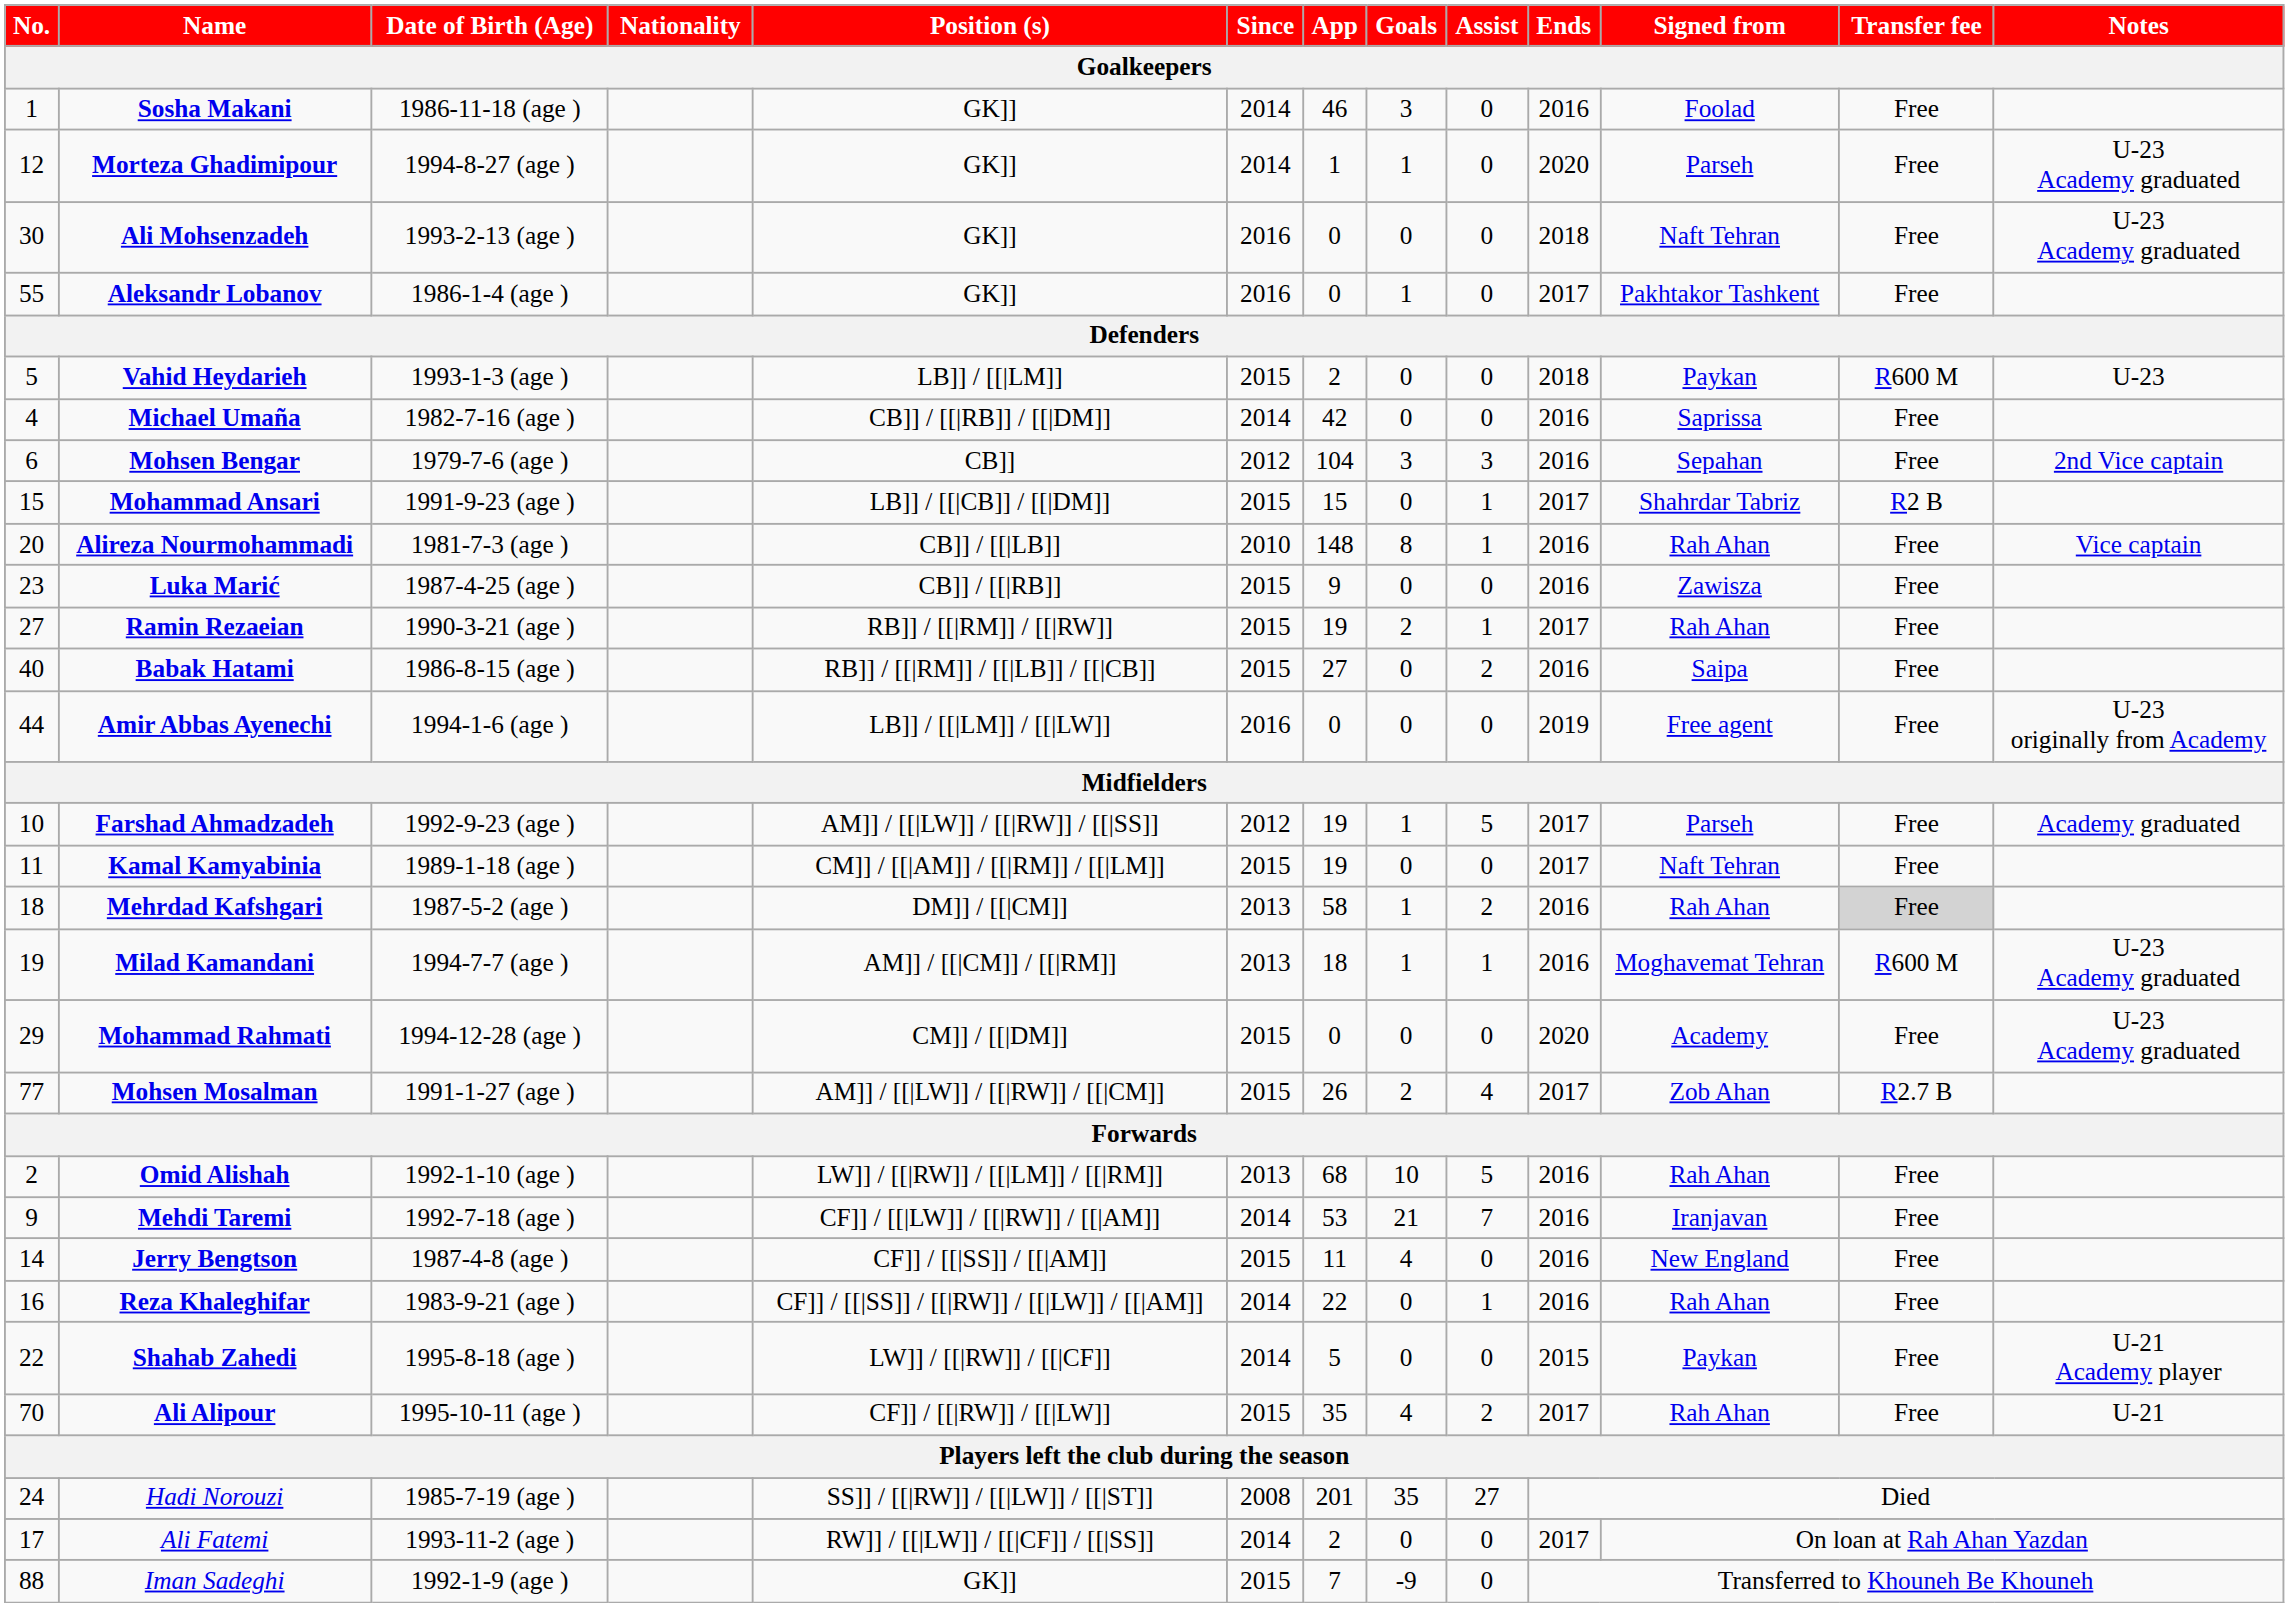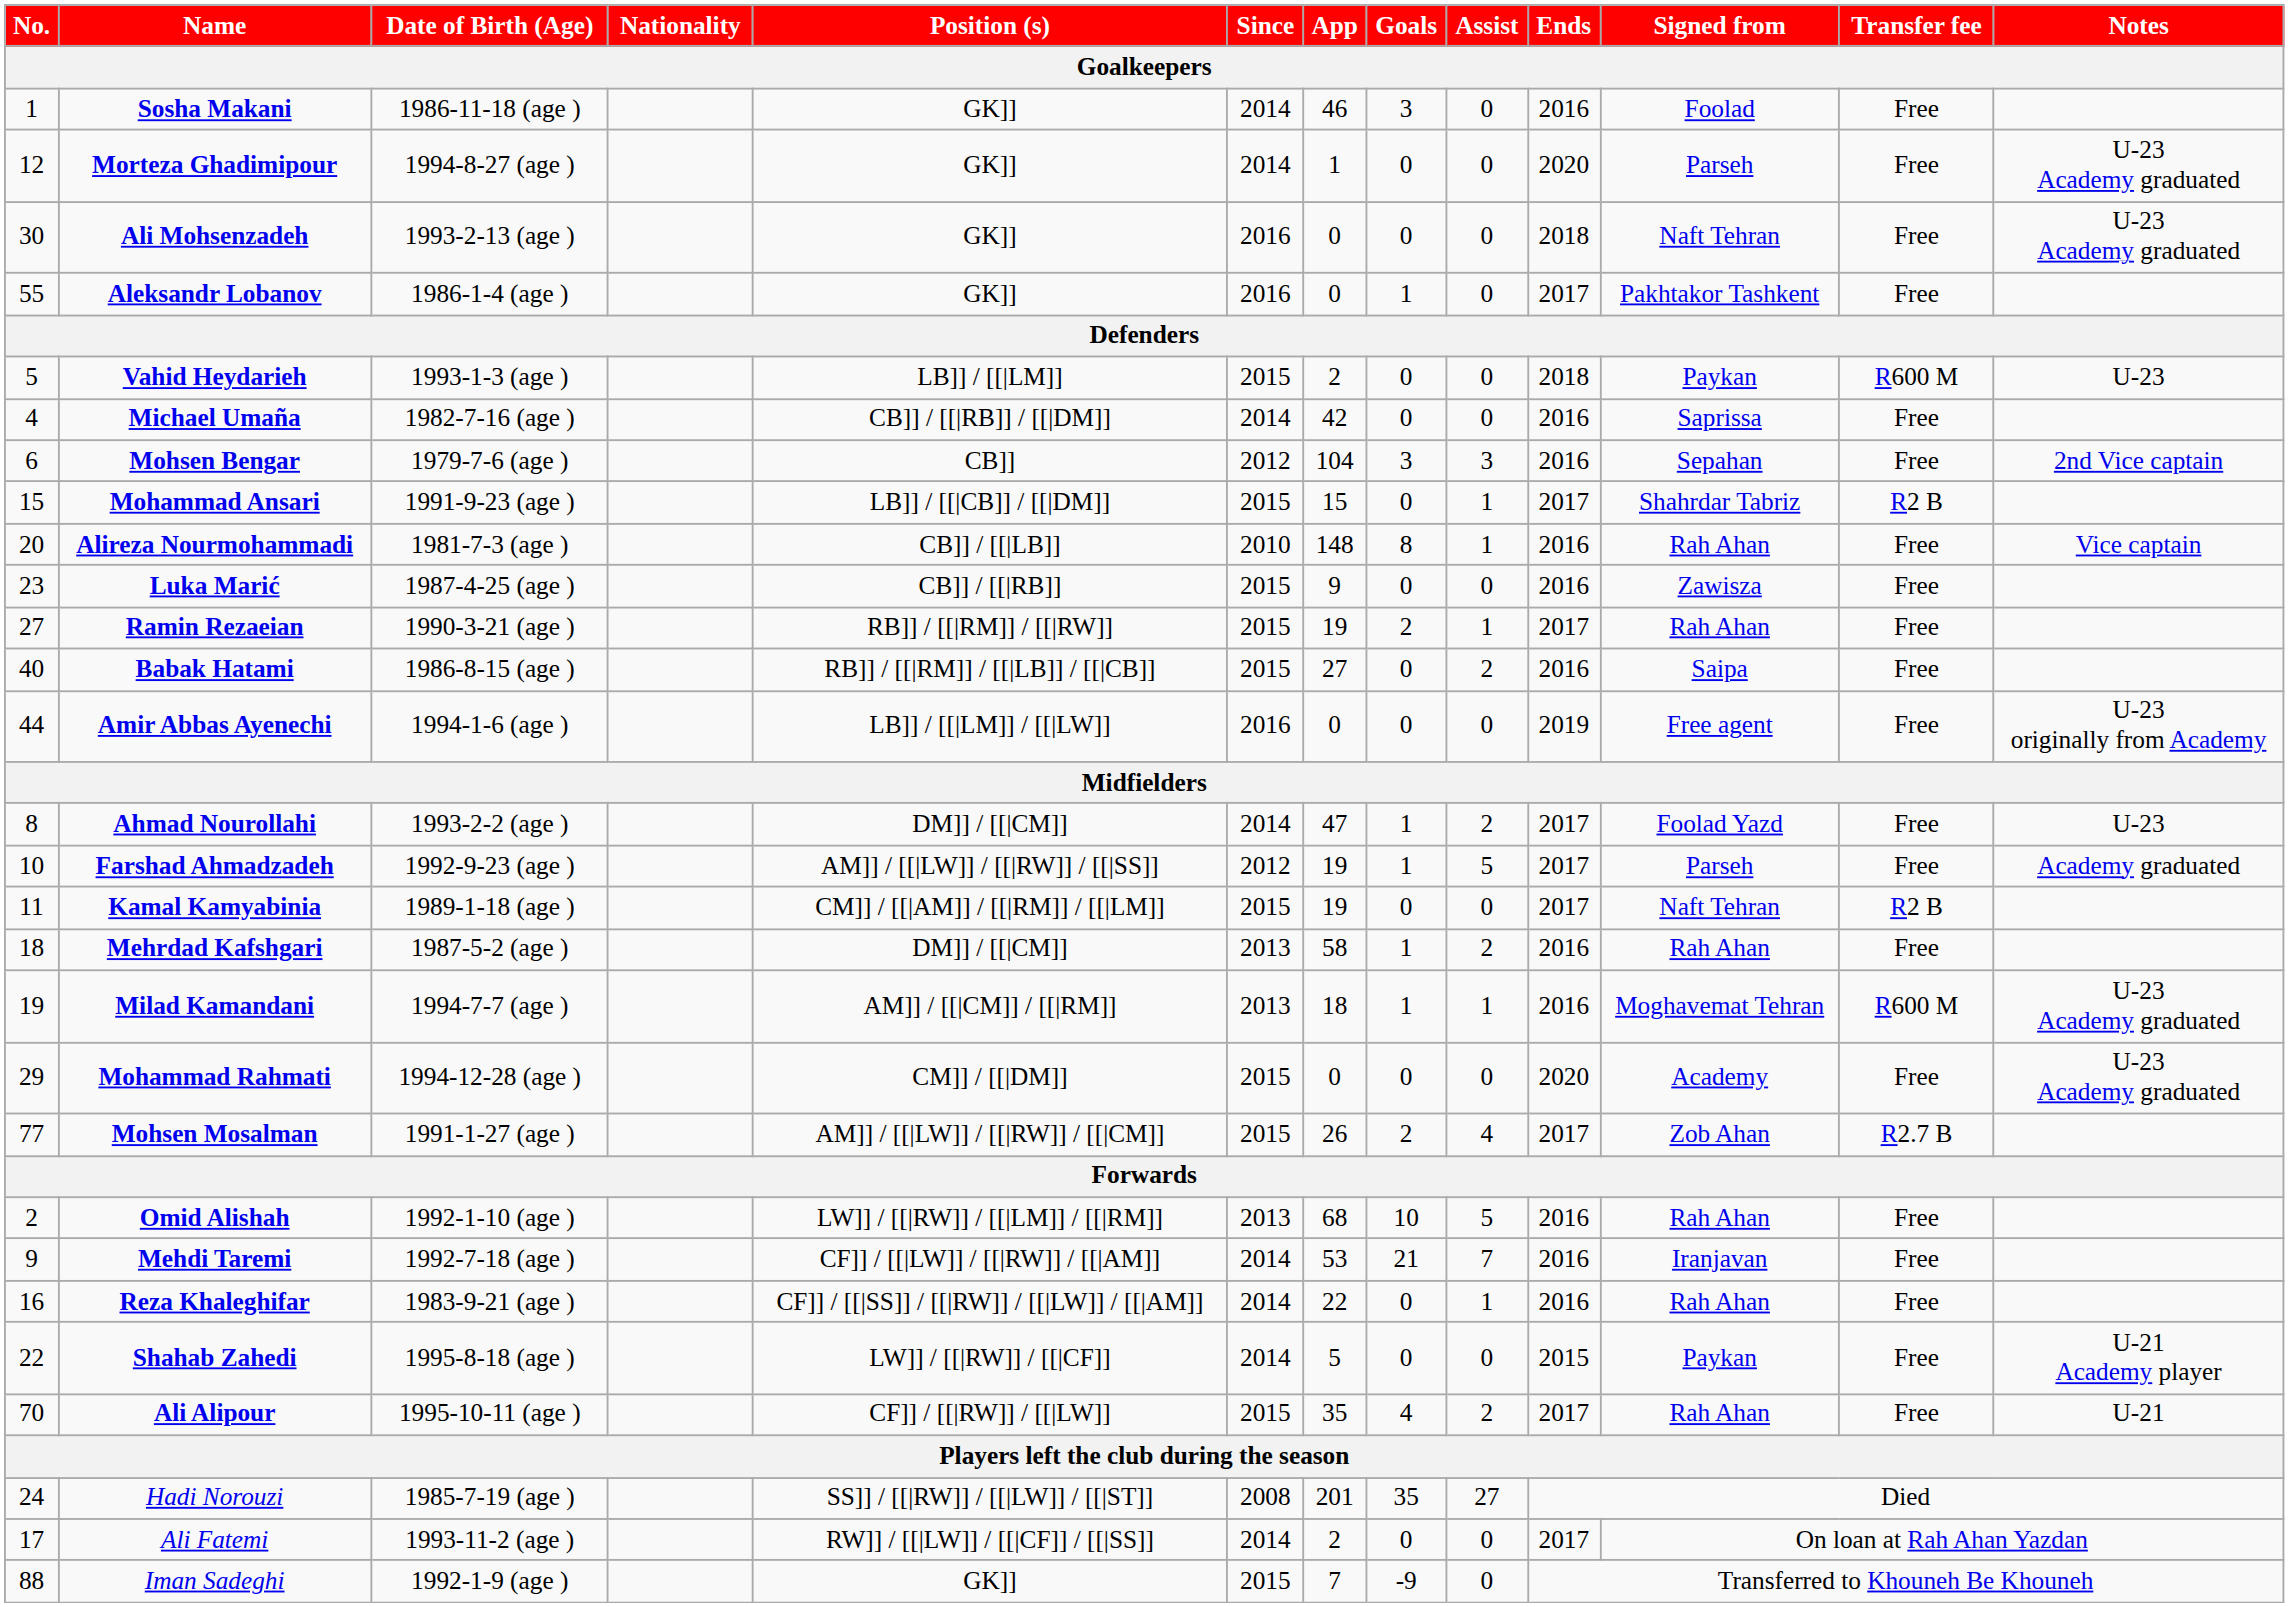(1406, 165) 1 -> (1406, 165) 0
+ row: (215, 823)
(1916, 865) Free -> (1916, 907) R2 B
(1916, 907) lightgrey background -> (1916, 948) no background
- row: (215, 1258)
